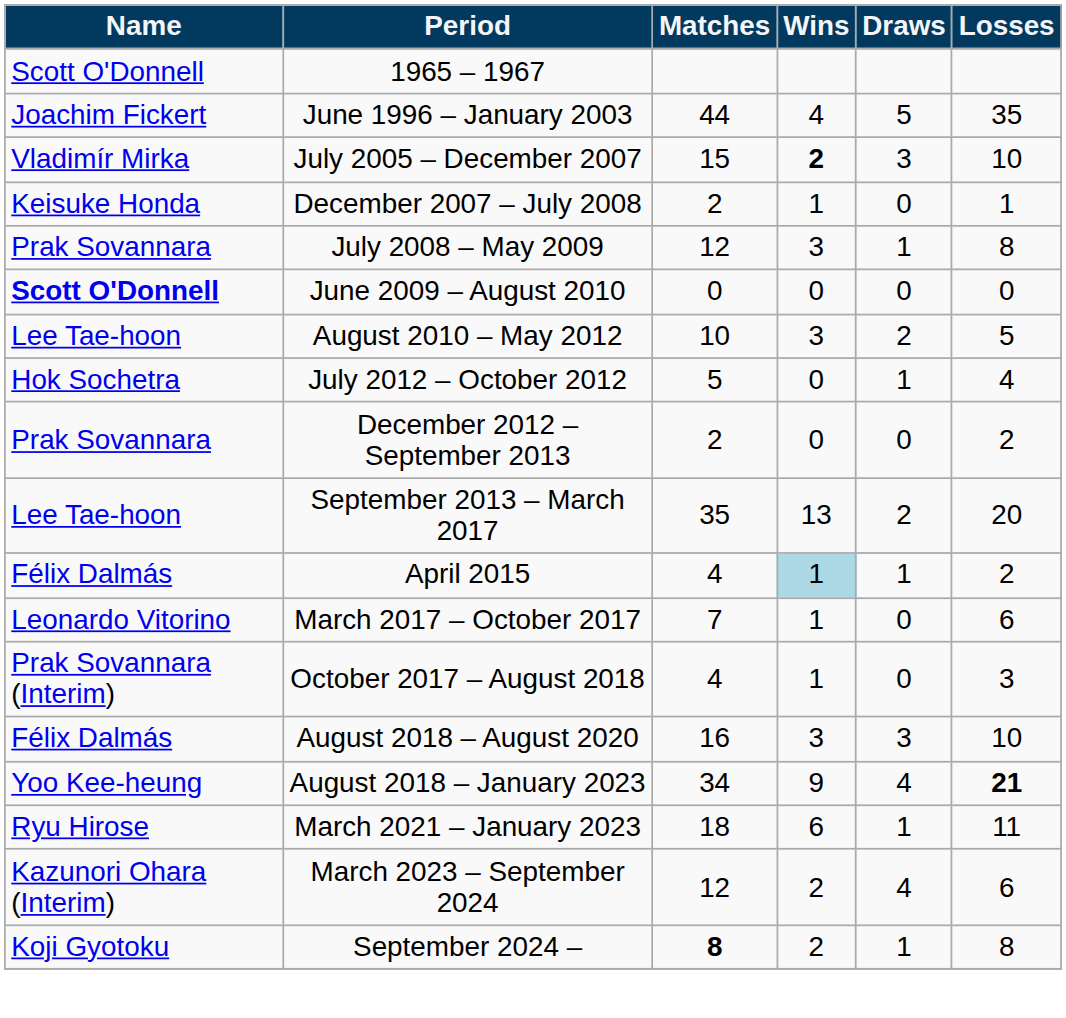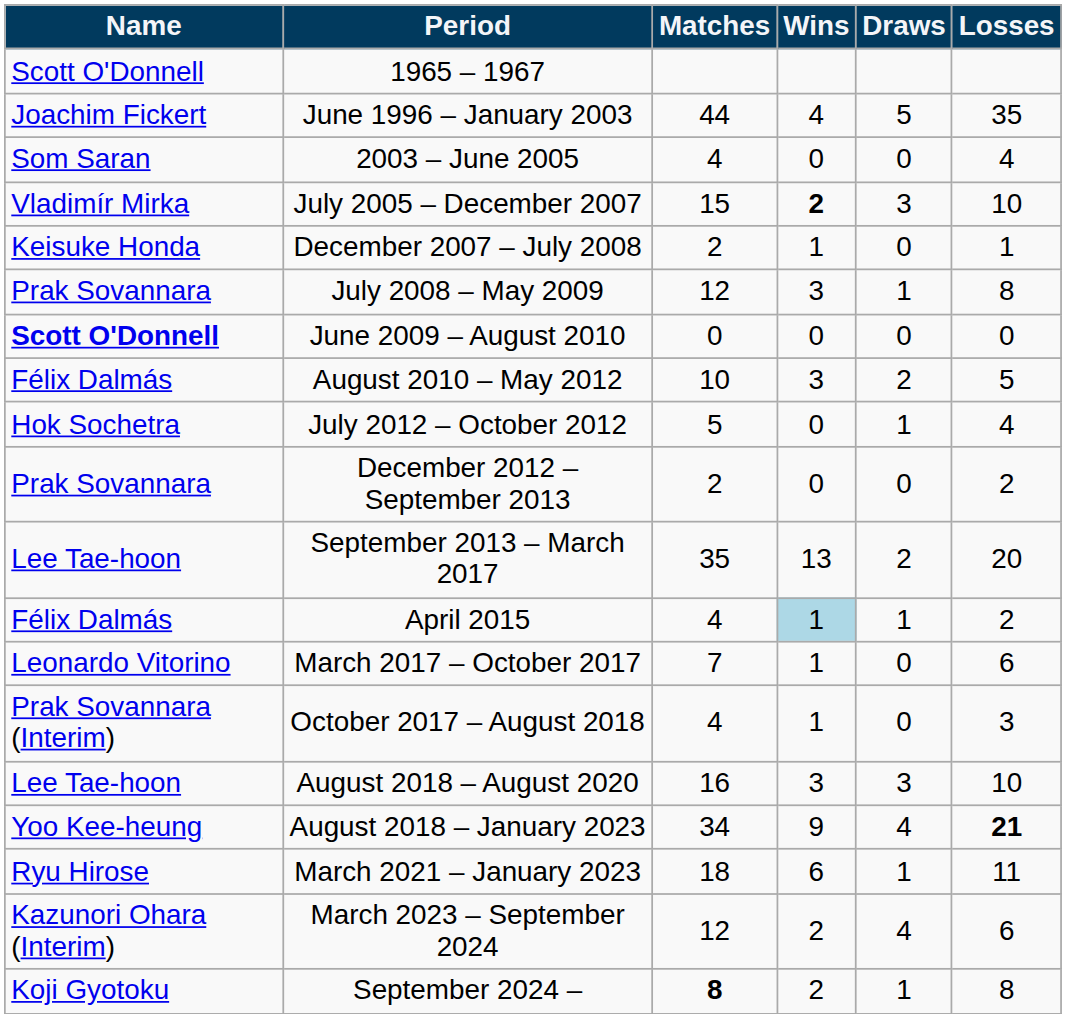+ row: (468, 159)
(96, 335) Lee Tae-hoon -> (92, 379) Félix Dalmás
(92, 738) Félix Dalmás -> (96, 782) Lee Tae-hoon
